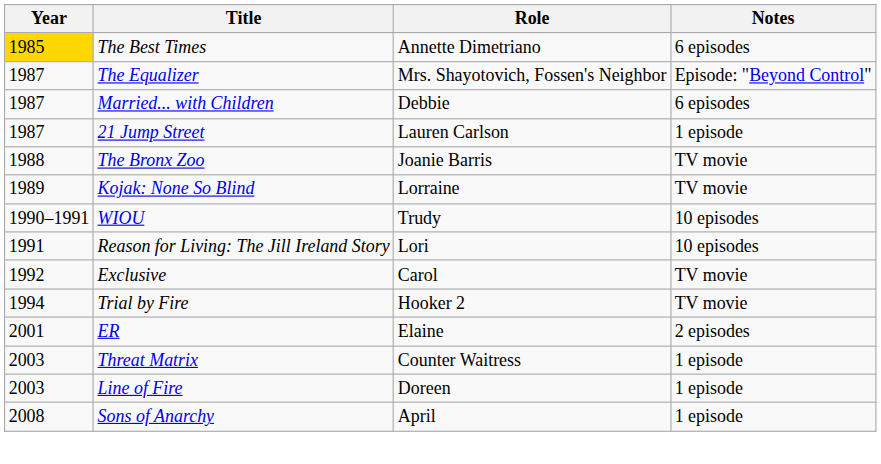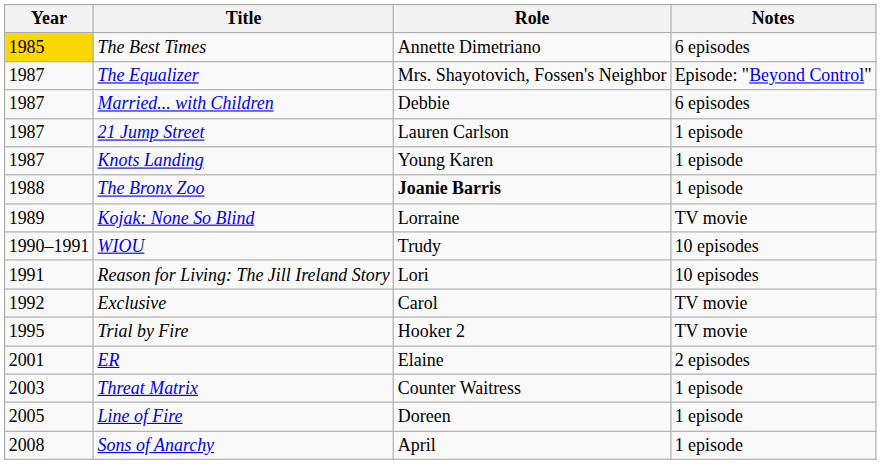+ row: (151, 160)
(445, 160) normal -> (449, 189) bold
(711, 160) TV movie -> (709, 189) 1 episode
(27, 302) 1994 -> (27, 331) 1995
(27, 388) 2003 -> (27, 416) 2005
